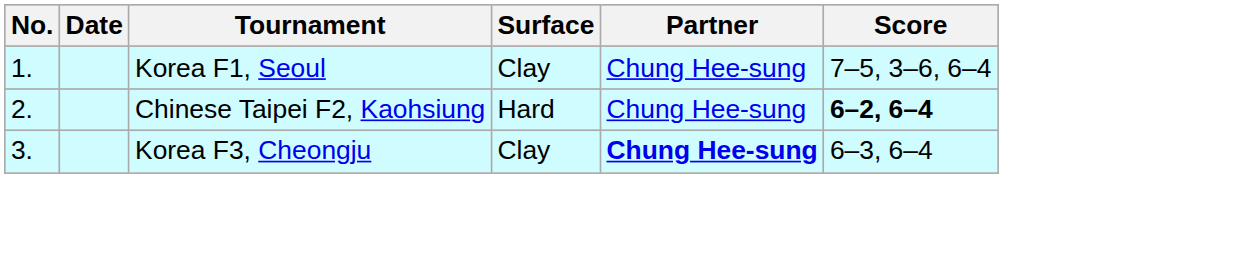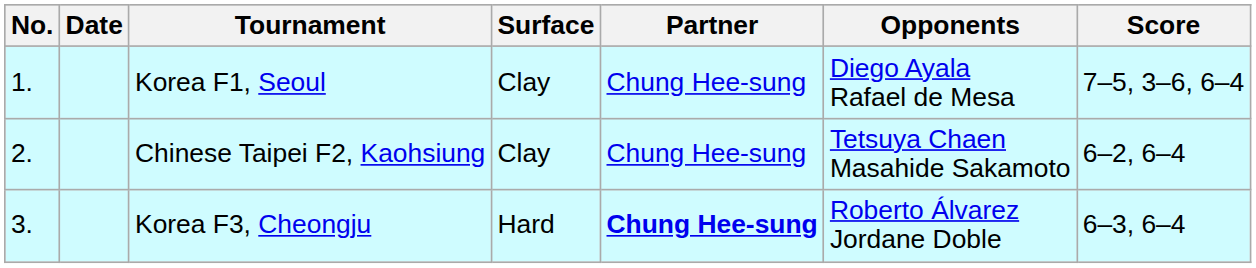+ column: (950, 25)
(526, 109) Hard -> (524, 153) Clay
(881, 109) bold -> (1134, 153) normal
(524, 151) Clay -> (526, 225) Hard
